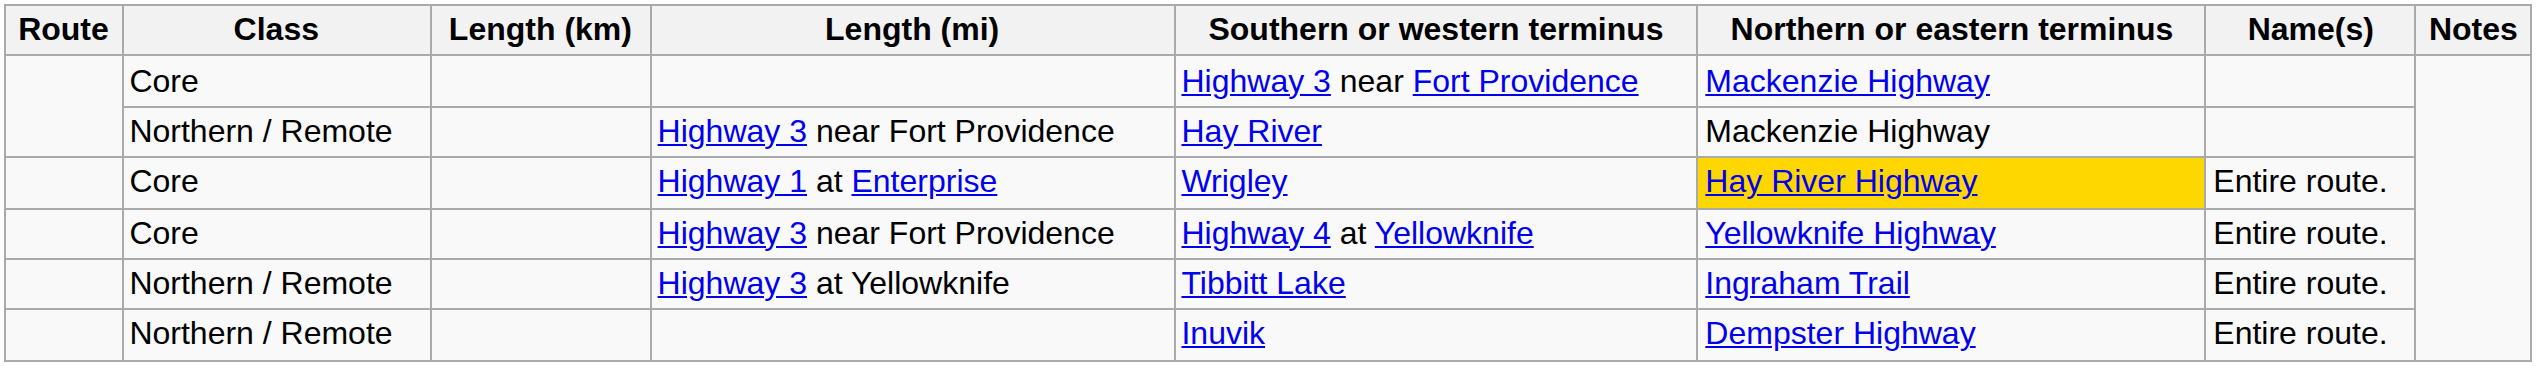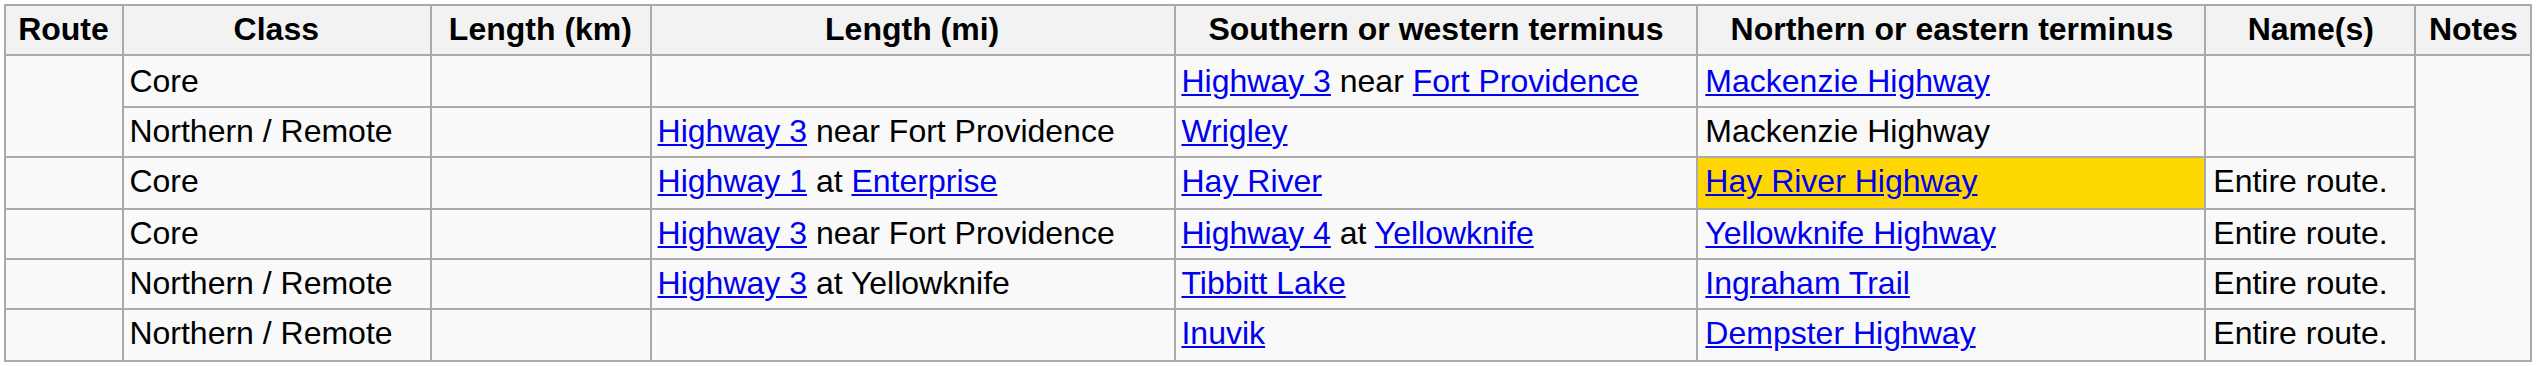(1252, 131) Hay River -> (1235, 131) Wrigley
(1235, 182) Wrigley -> (1252, 182) Hay River
